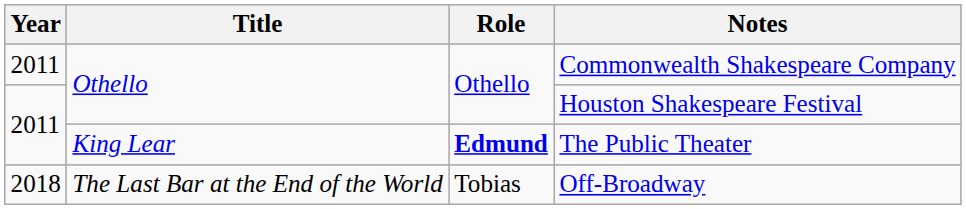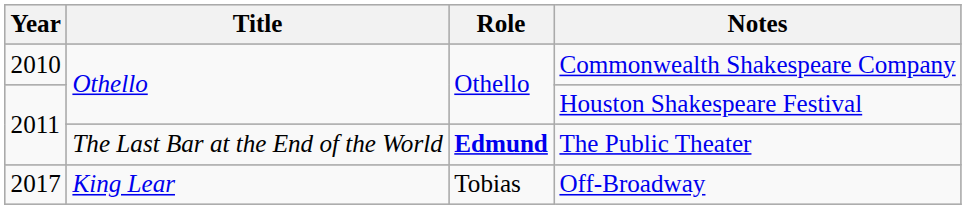(35, 64) 2011 -> (36, 64) 2010
(124, 143) King Lear -> (258, 143) The Last Bar at the End of the World
(36, 183) 2018 -> (36, 183) 2017
(258, 183) The Last Bar at the End of the World -> (124, 183) King Lear
